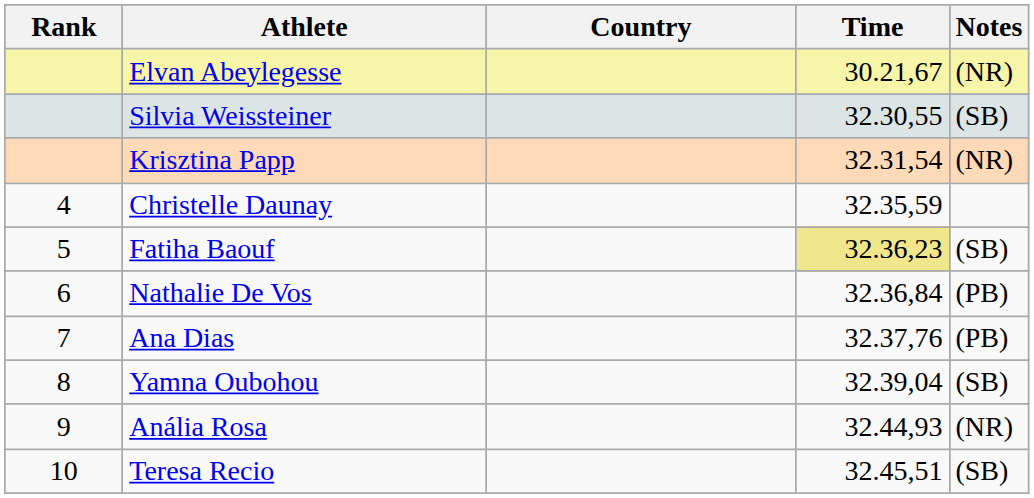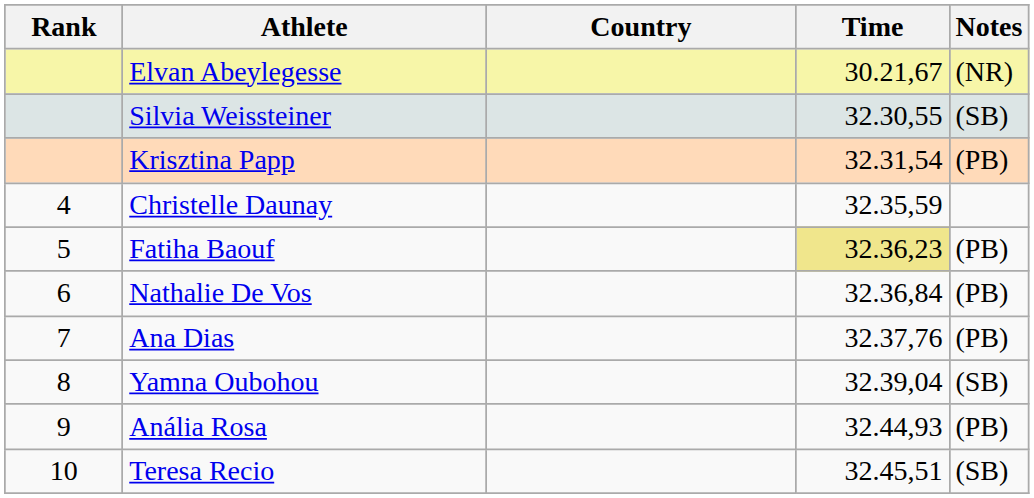(984, 159) (NR) -> (982, 159) (PB)
(982, 248) (SB) -> (982, 248) (PB)
(984, 426) (NR) -> (982, 426) (PB)
